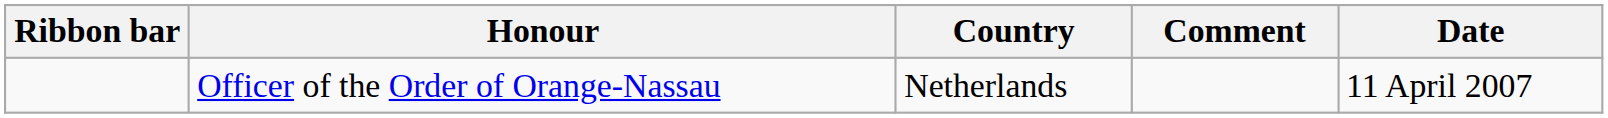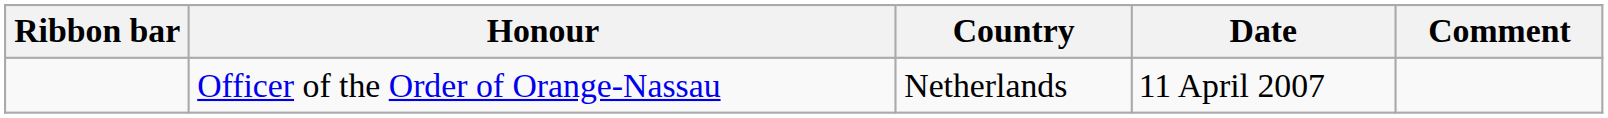columns swapped: (1471, 31) <-> (1235, 31)
